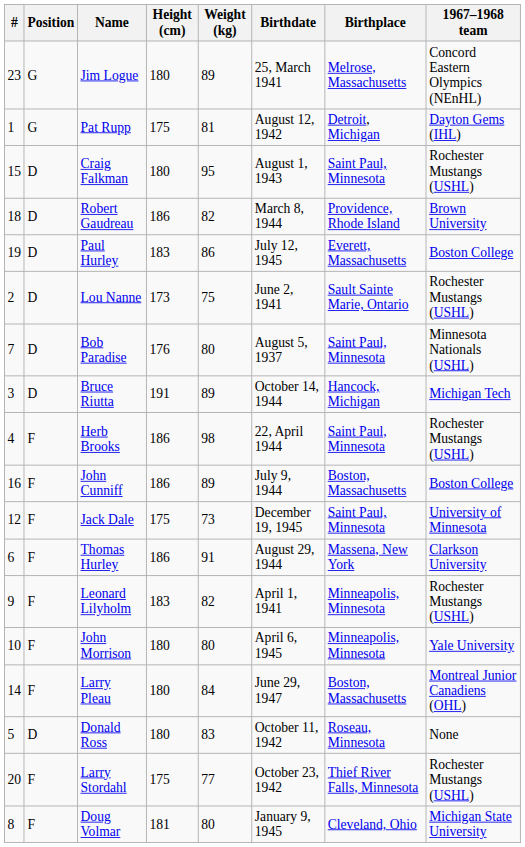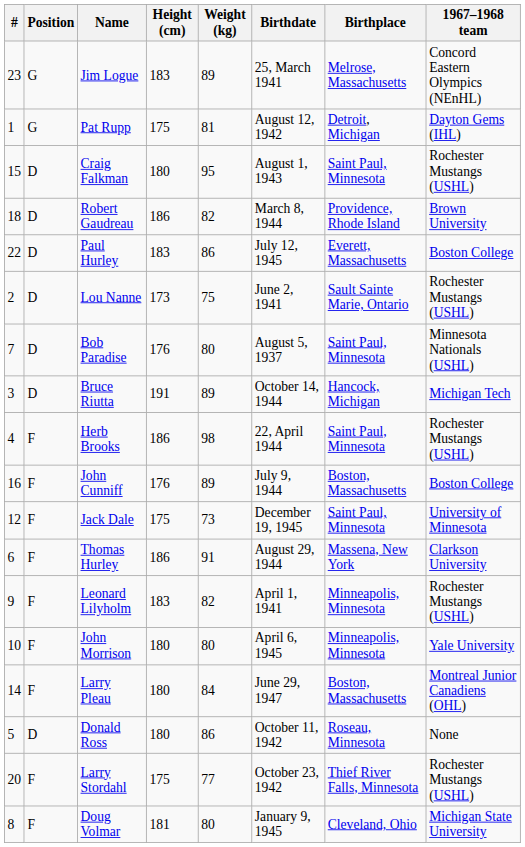(160, 75) 180 -> (160, 75) 183
(14, 253) 19 -> (14, 253) 22
(160, 483) 186 -> (160, 483) 176
(208, 735) 83 -> (208, 735) 86
